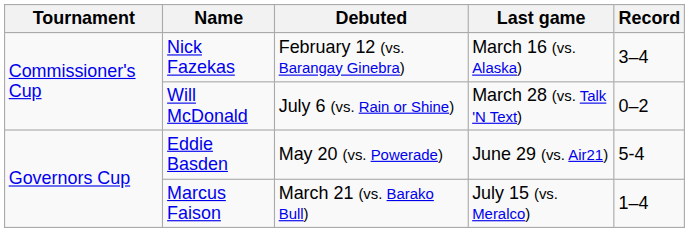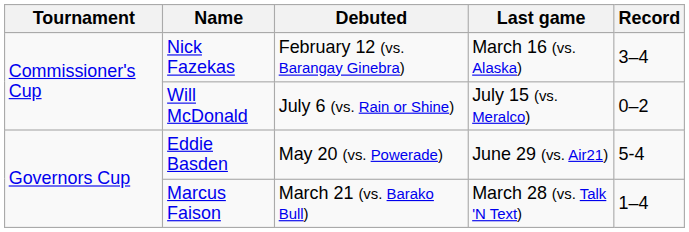(539, 105) March 28 (vs. Talk 'N Text) -> (515, 105) July 15 (vs. Meralco)
(515, 202) July 15 (vs. Meralco) -> (539, 202) March 28 (vs. Talk 'N Text)
